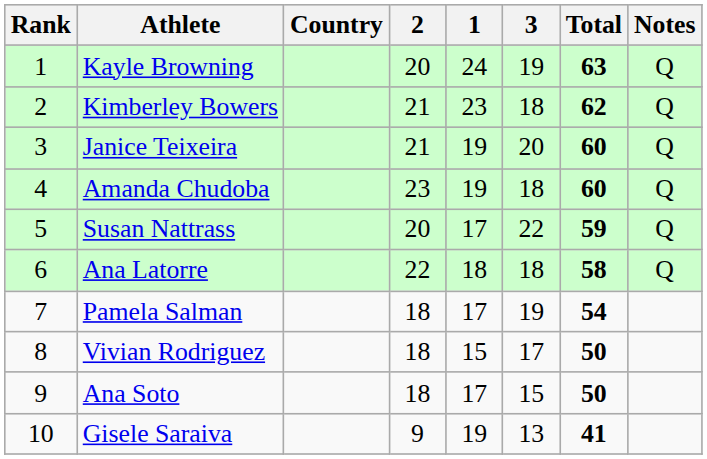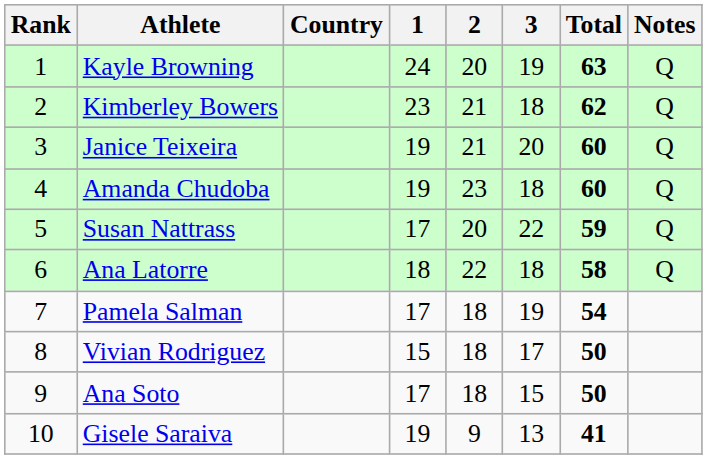columns swapped: (474, 24) <-> (417, 24)
